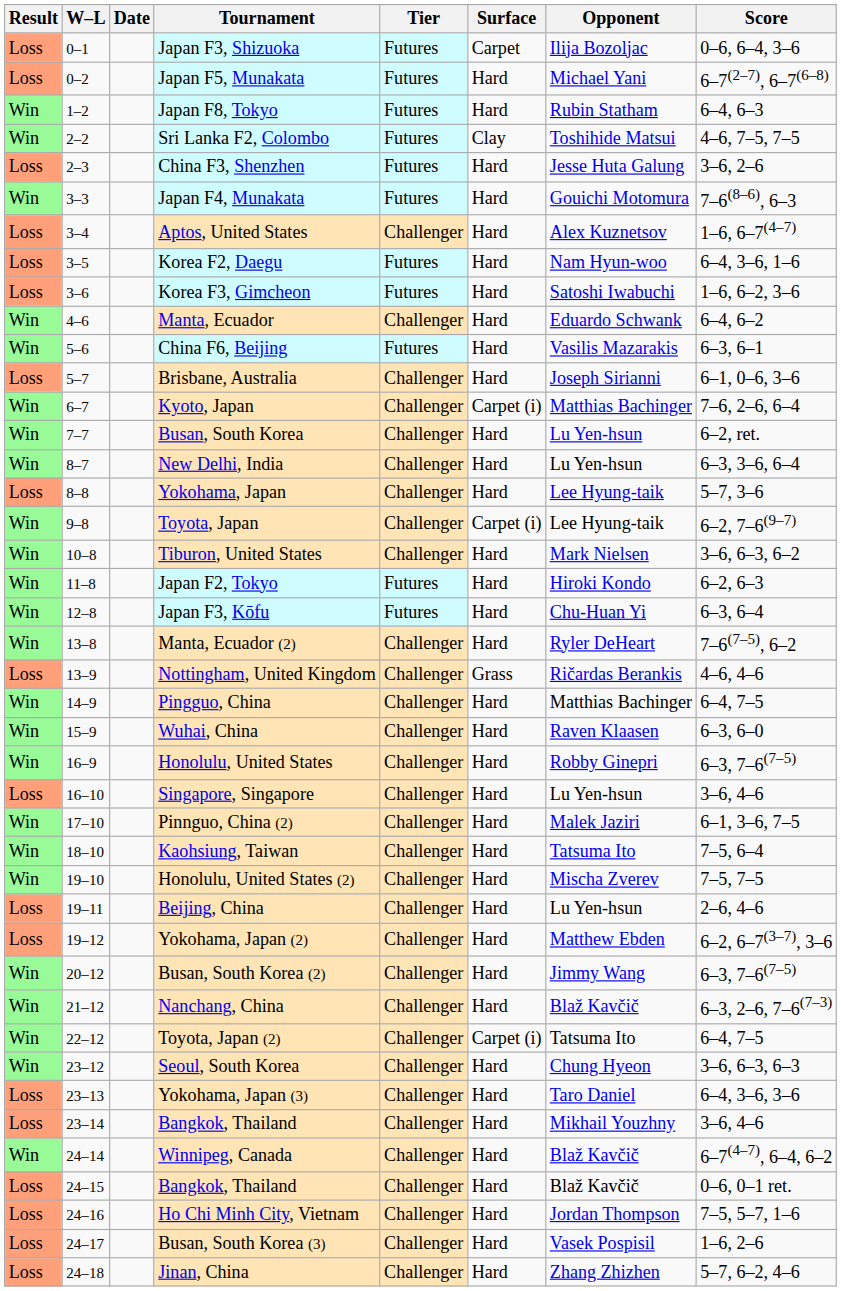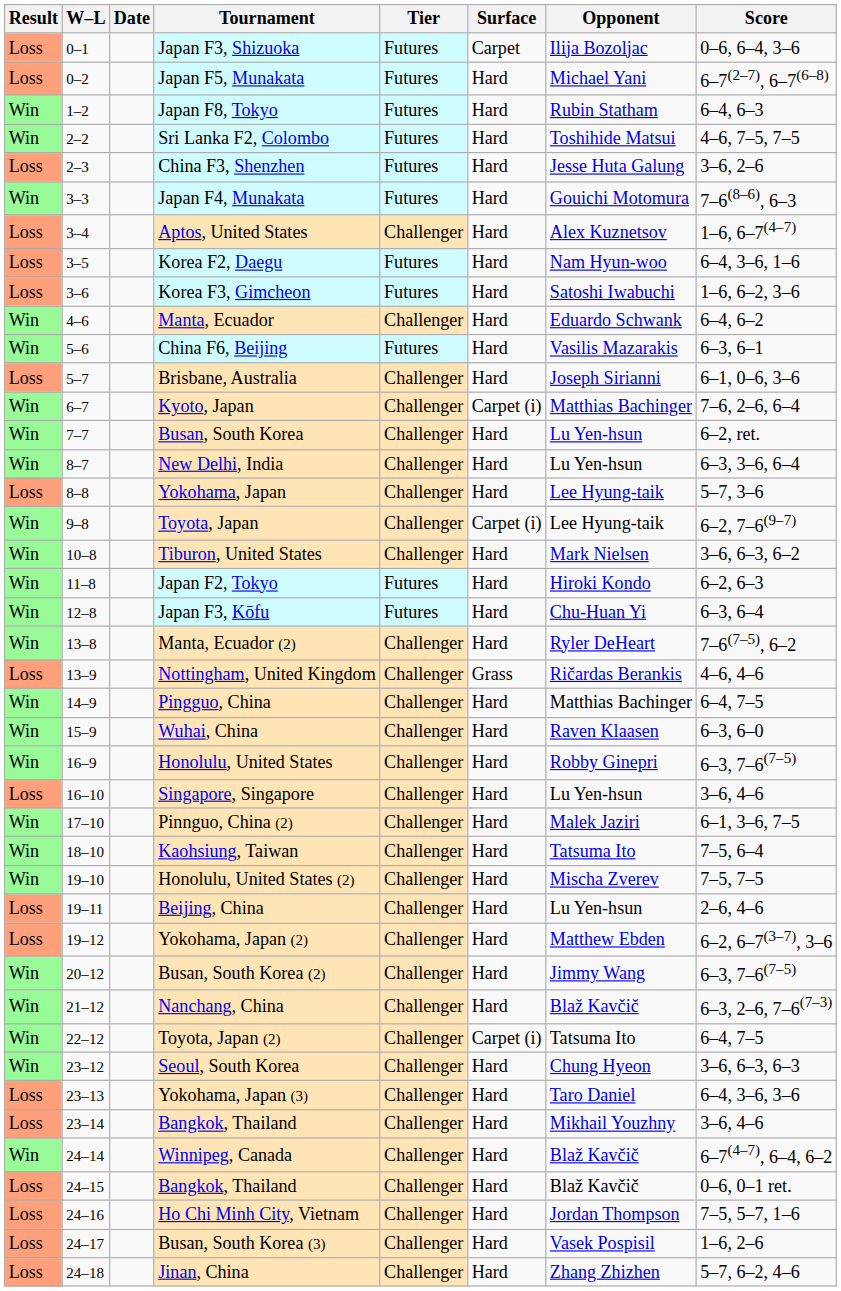(489, 138) Clay -> (490, 138) Hard
